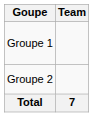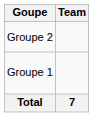rows swapped: (30, 43) <-> (30, 79)
